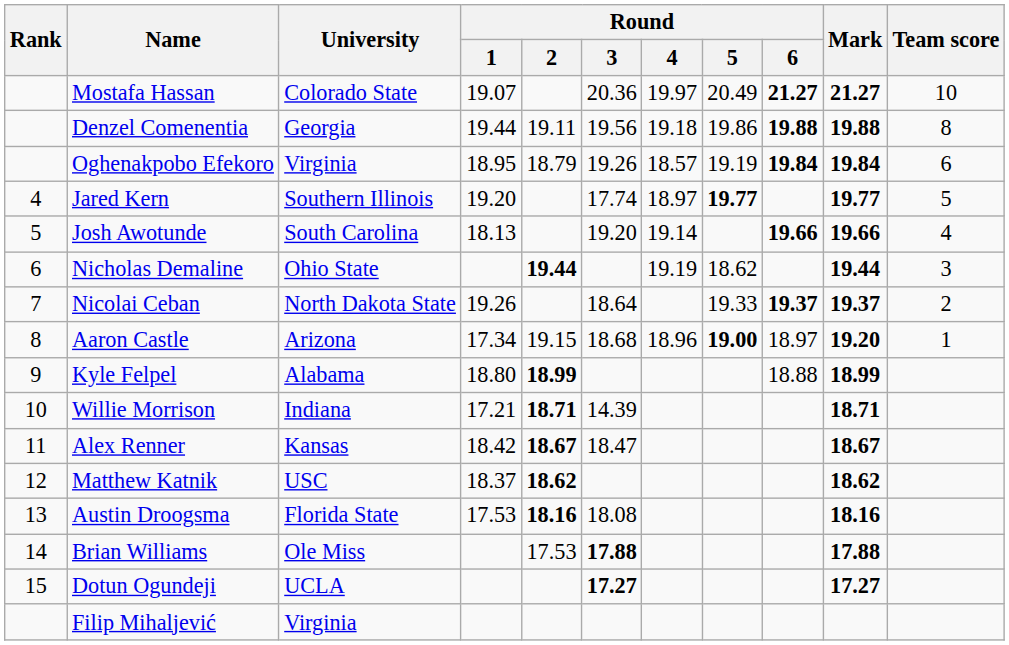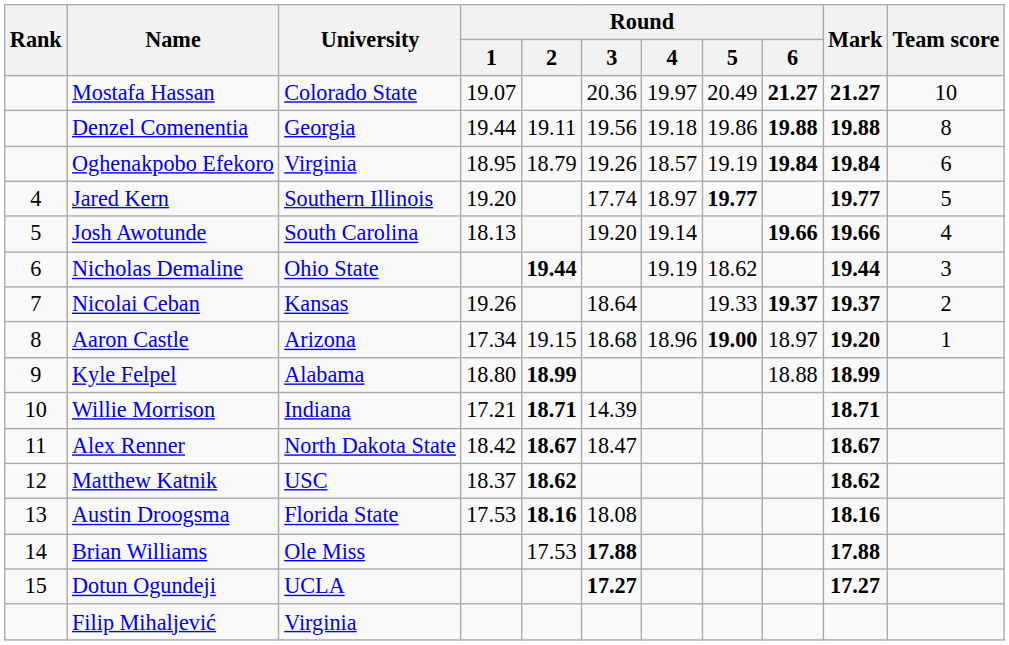(370, 304) North Dakota State -> (316, 304) Kansas
(316, 445) Kansas -> (370, 445) North Dakota State
